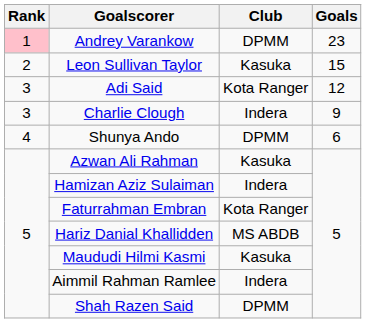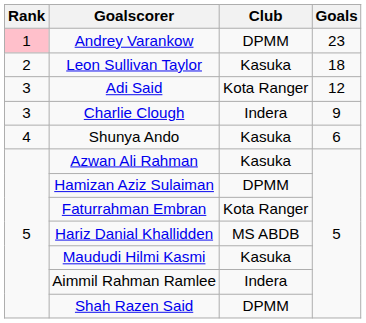(337, 64) 15 -> (337, 64) 18
(266, 137) DPMM -> (266, 137) Kasuka
(266, 185) Indera -> (266, 185) DPMM
